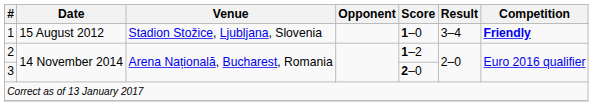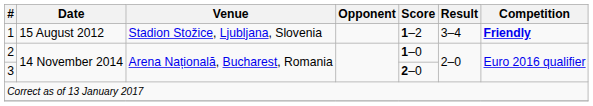(412, 33) 1–0 -> (412, 33) 1–2
(412, 52) 1–2 -> (412, 52) 1–0
